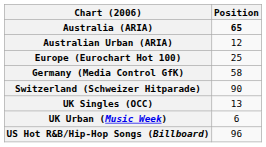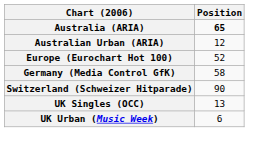(236, 58) 25 -> (220, 58) 52
- row: (108, 134)
